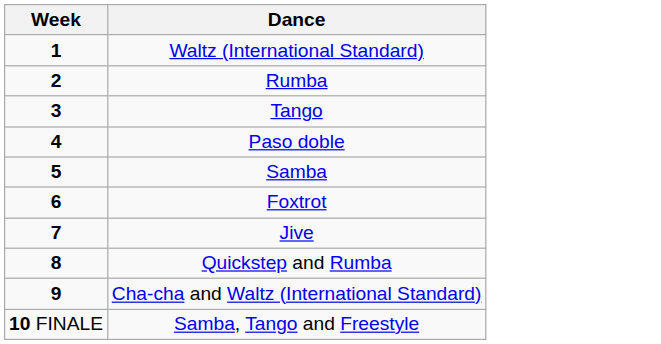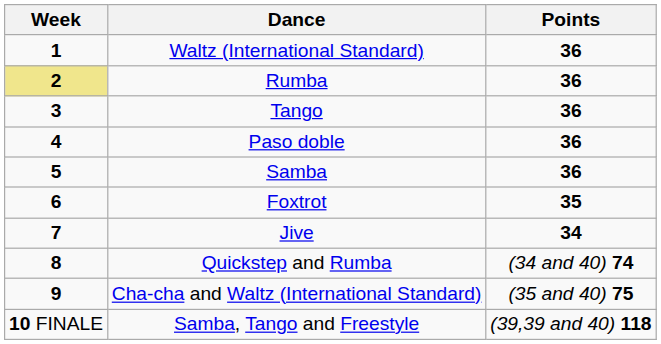+ column: (571, 19)
(56, 80) no background -> (56, 80) khaki background
